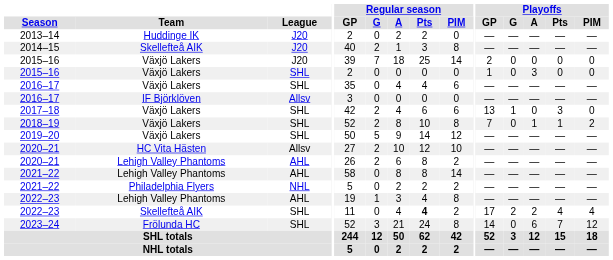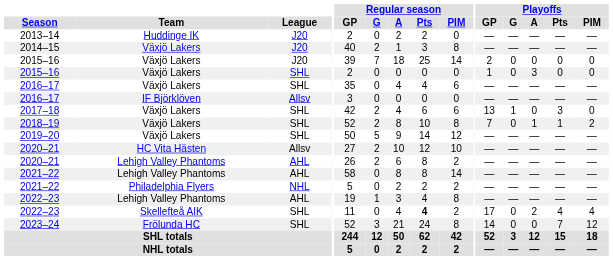(171, 48) Skellefteå AIK -> (171, 48) Växjö Lakers
(513, 212) 2 -> (513, 212) 0
(534, 224) 6 -> (534, 224) 0
